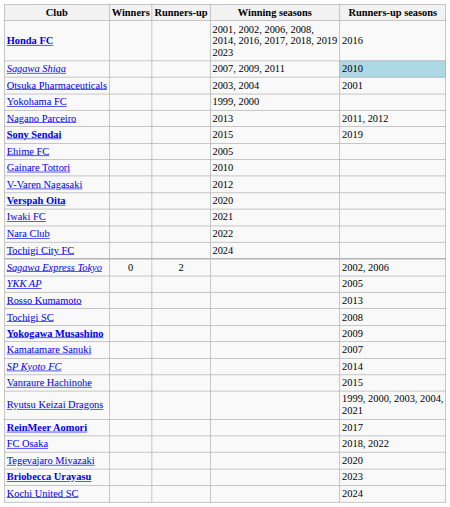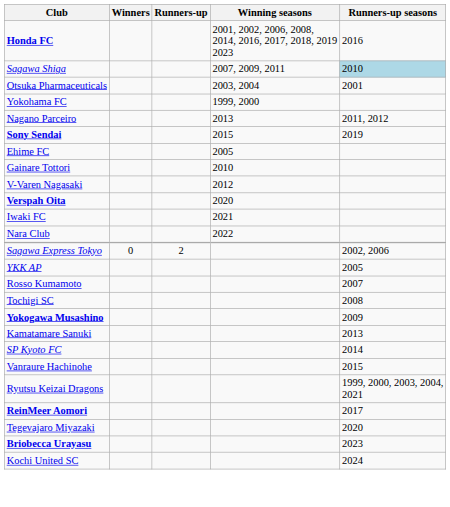- row: (40, 250)
(352, 300) 2013 -> (352, 284) 2007
(352, 350) 2007 -> (352, 333) 2013
- row: (27, 444)
